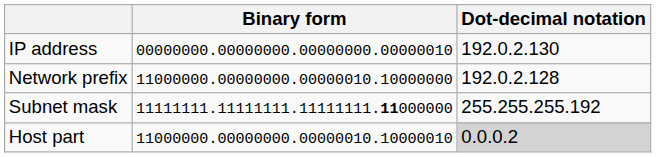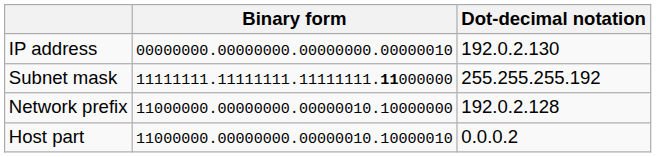rows swapped: (63, 107) <-> (68, 78)
(490, 136) lightgrey background -> (490, 136) no background
